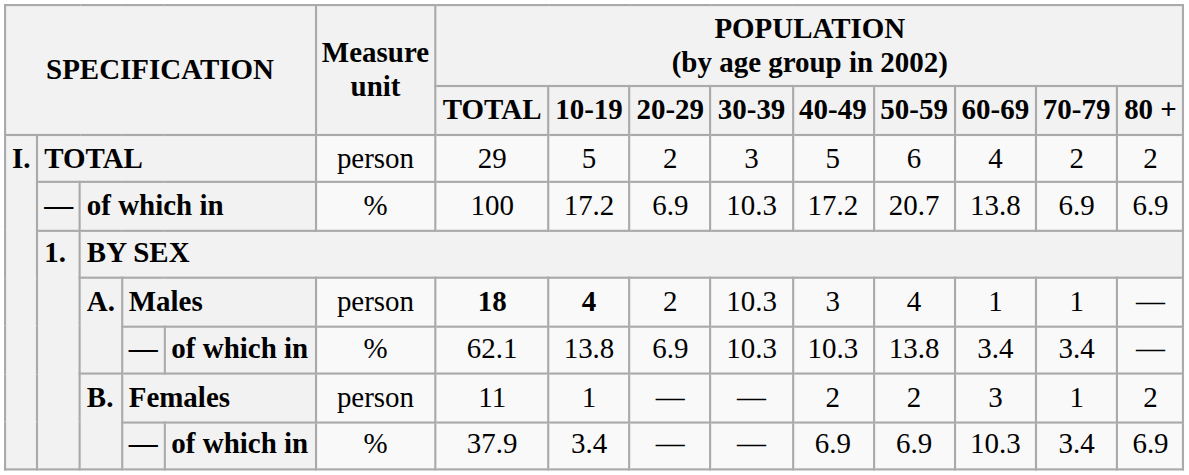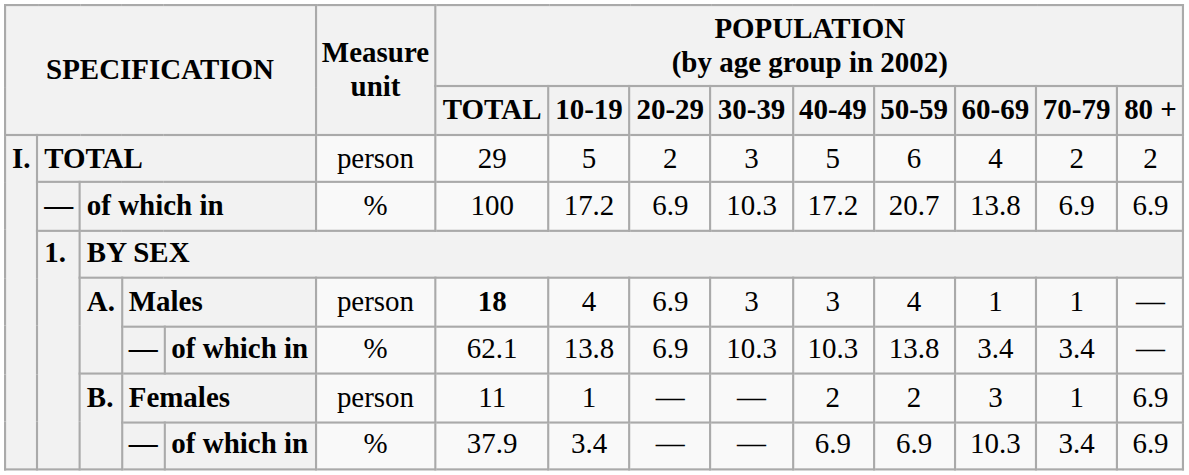(589, 301) bold -> (589, 301) normal
(670, 301) 2 -> (670, 301) 6.9
(752, 301) 10.3 -> (752, 301) 3
(1150, 396) 2 -> (1151, 396) 6.9
